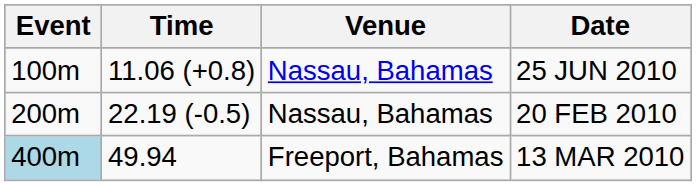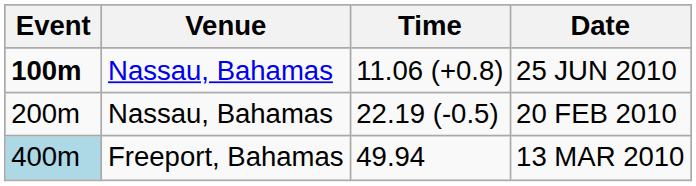columns swapped: (182, 26) <-> (386, 26)
(49, 69) normal -> (50, 69) bold
